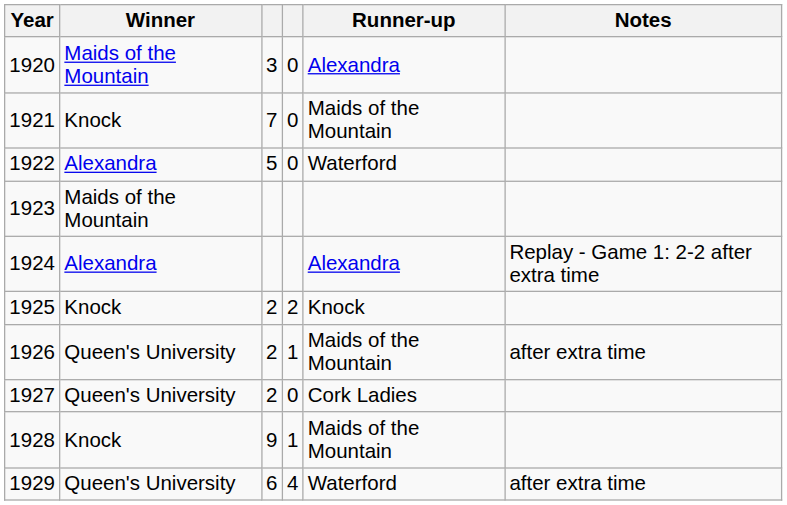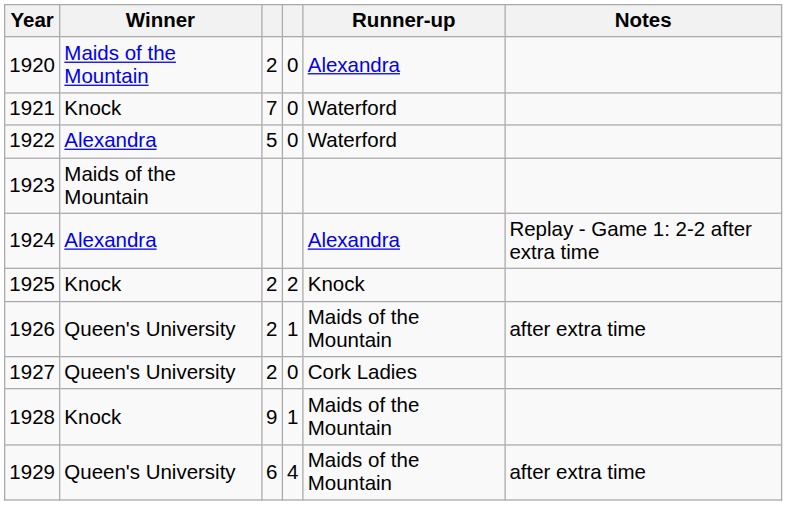(272, 64) 3 -> (272, 64) 2
(364, 120) Maids of the Mountain -> (352, 108) Waterford
(352, 483) Waterford -> (364, 472) Maids of the Mountain
